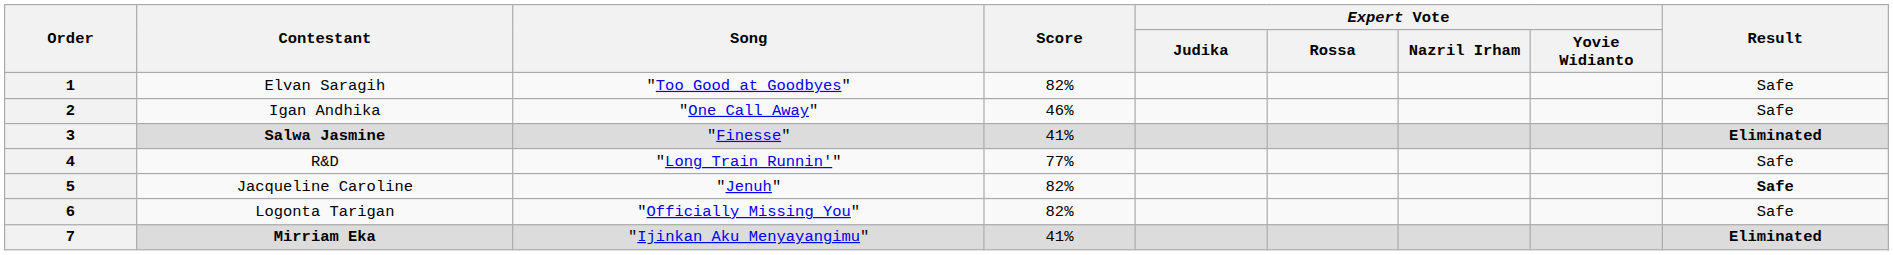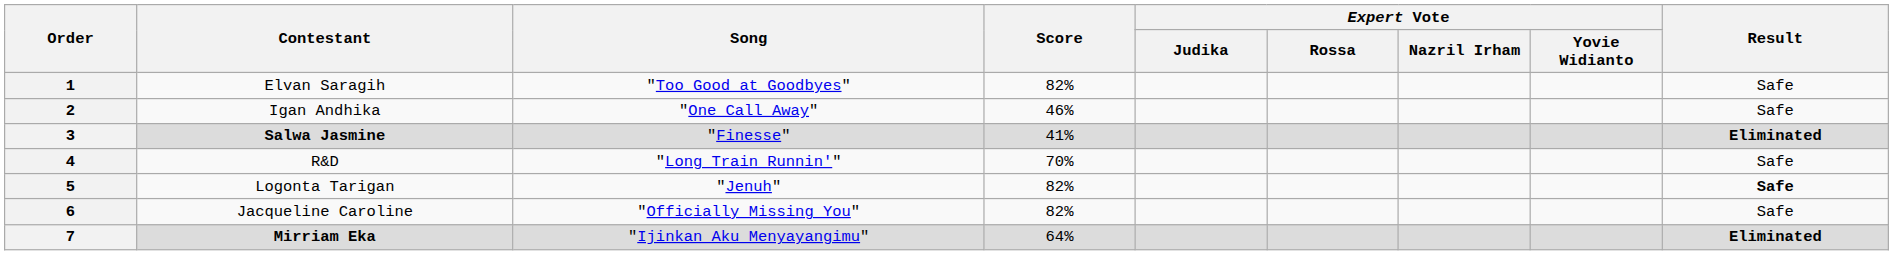(1060, 161) 77% -> (1060, 161) 70%
(325, 186) Jacqueline Caroline -> (325, 186) Logonta Tarigan
(325, 212) Logonta Tarigan -> (325, 212) Jacqueline Caroline
(1060, 237) 41% -> (1060, 237) 64%
